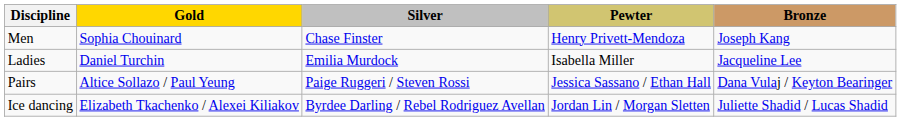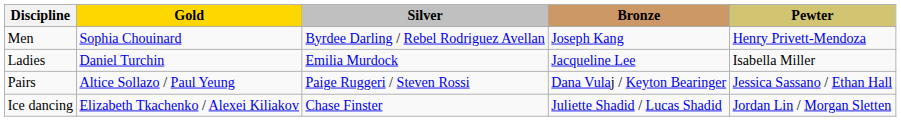columns swapped: (805, 15) <-> (631, 15)
(344, 37) Chase Finster -> (425, 37) Byrdee Darling / Rebel Rodriguez Avellan
(425, 104) Byrdee Darling / Rebel Rodriguez Avellan -> (344, 104) Chase Finster
